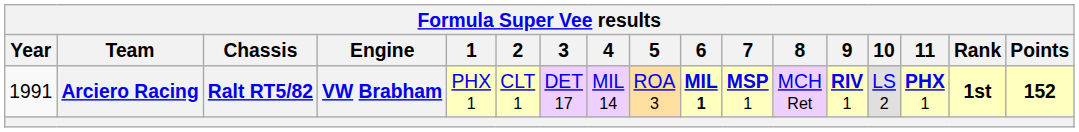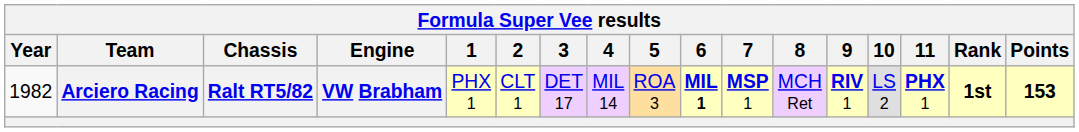(31, 91) 1991 -> (31, 91) 1982
(1040, 91) 152 -> (1040, 91) 153
